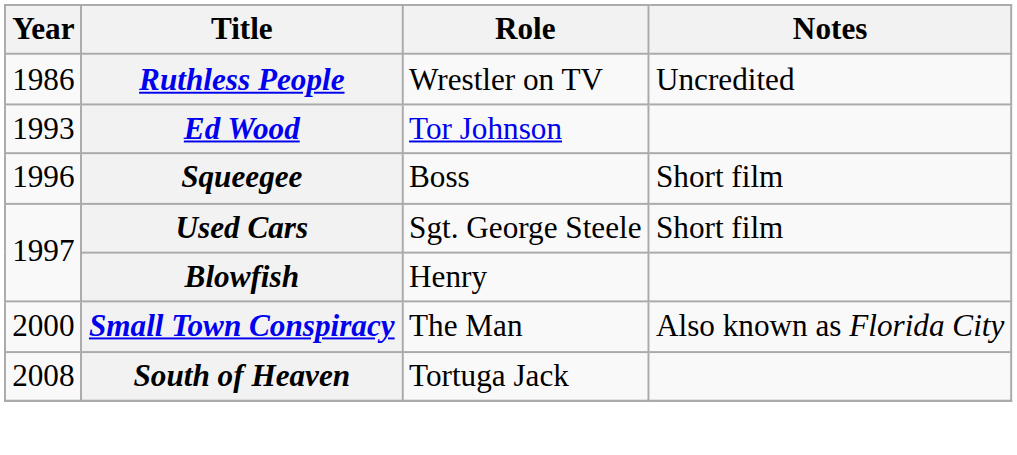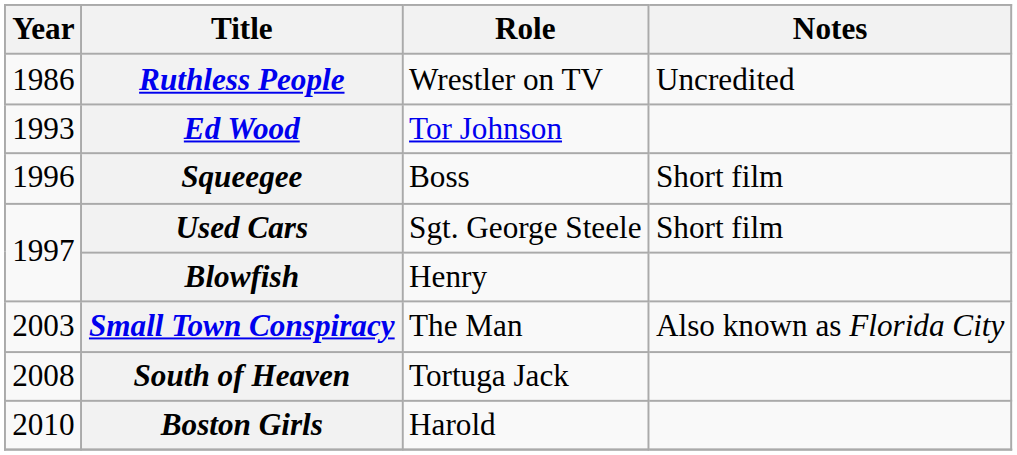(43, 326) 2000 -> (43, 326) 2003
+ row: (242, 425)
